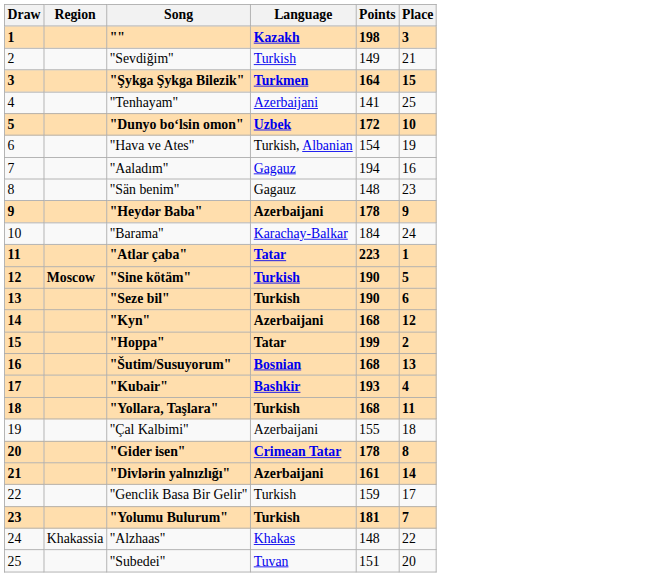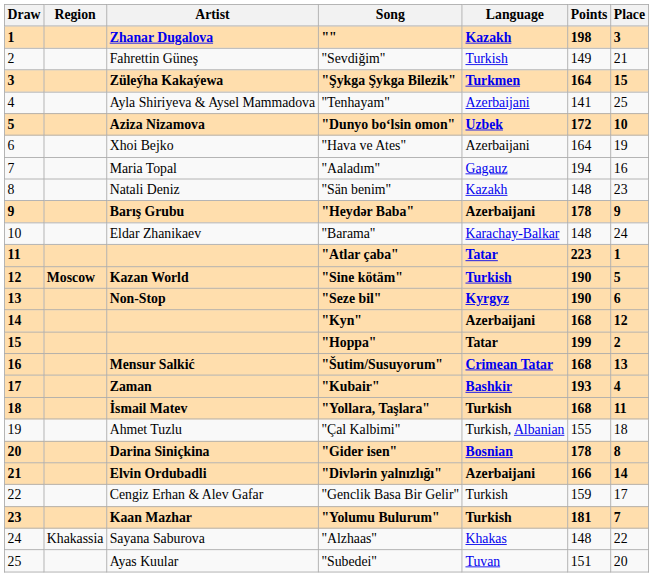+ column: (212, 15)
(303, 146) Turkish, Albanian -> (498, 146) Azerbaijani
(369, 146) 154 -> (581, 146) 164
(275, 189) Gagauz -> (486, 189) Kazakh
(369, 233) 184 -> (581, 233) 148
(277, 299) Turkish -> (487, 299) Kyrgyz
(277, 364) Bosnian -> (509, 364) Crimean Tatar
(286, 430) Azerbaijani -> (515, 430) Turkish, Albanian
(298, 451) Crimean Tatar -> (489, 451) Bosnian
(369, 473) 161 -> (581, 473) 166
